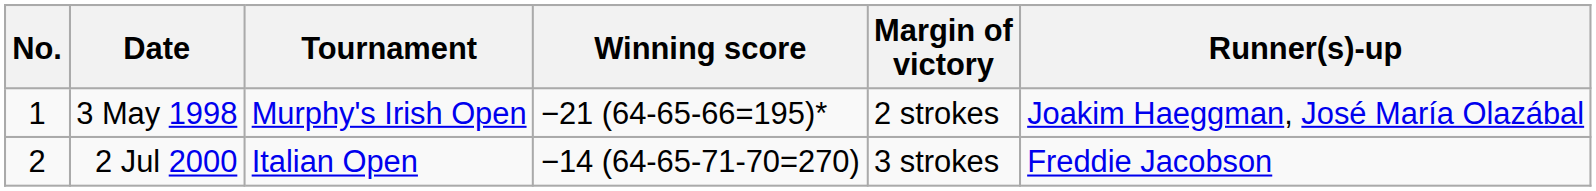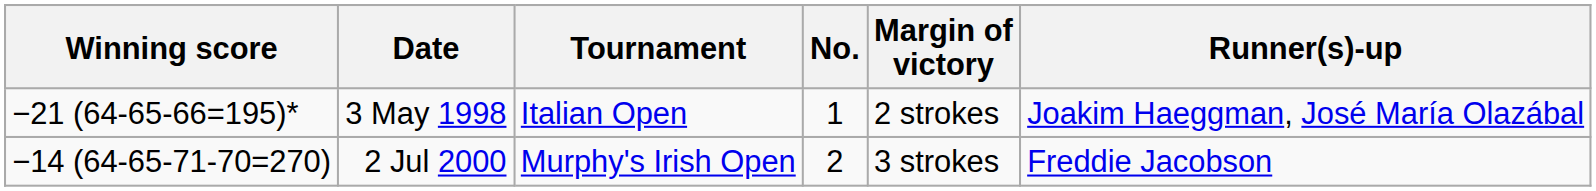columns swapped: (37, 47) <-> (700, 47)
(389, 113) Murphy's Irish Open -> (604, 113) Italian Open
(335, 162) Italian Open -> (658, 162) Murphy's Irish Open
